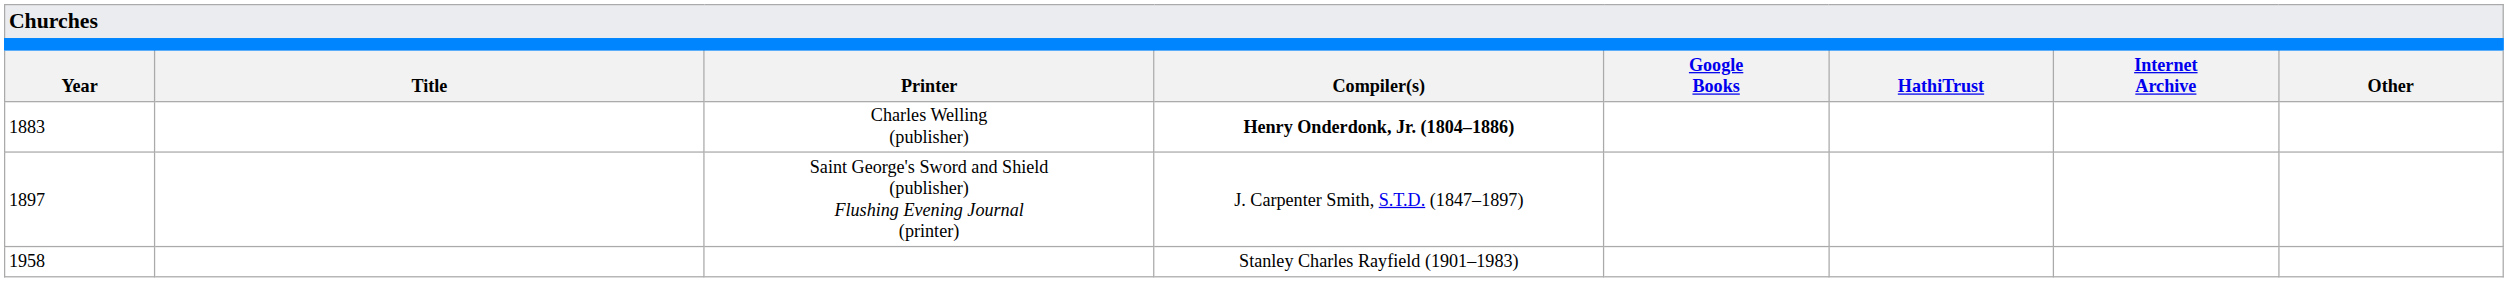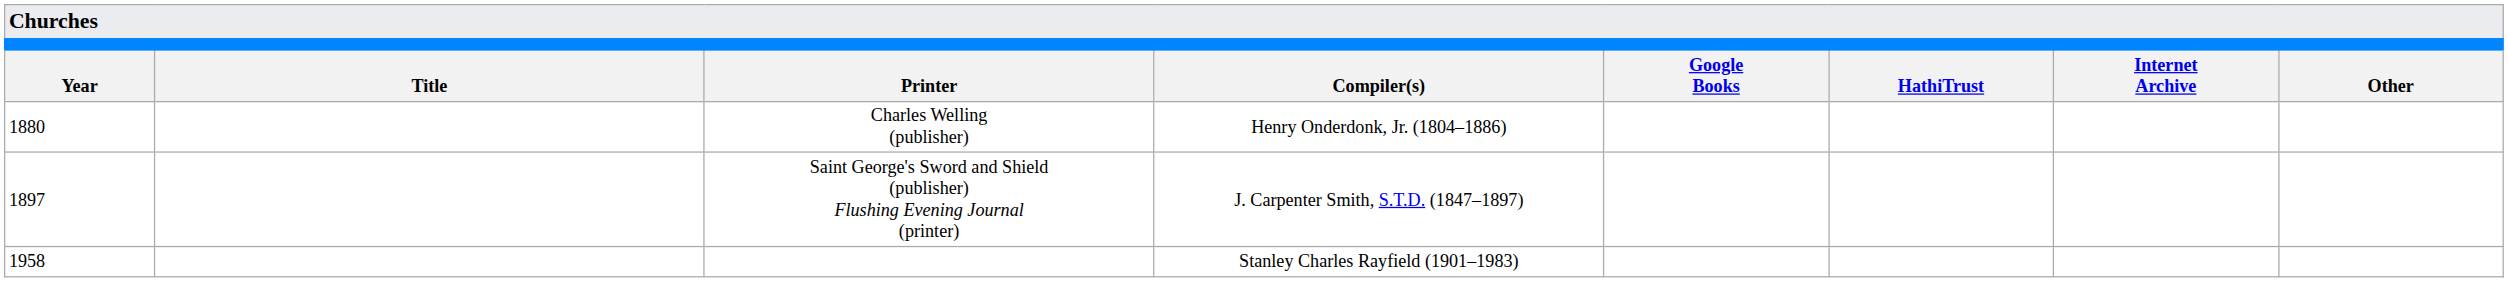(27, 126) 1883 -> (27, 126) 1880
(1379, 126) bold -> (1379, 126) normal
